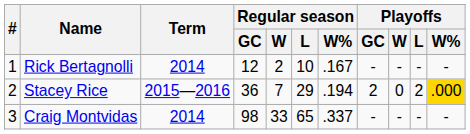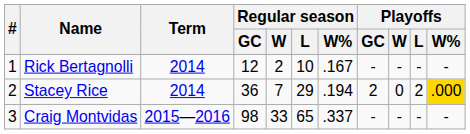(187, 91) 2015—2016 -> (187, 91) 2014
(187, 116) 2014 -> (187, 116) 2015—2016
